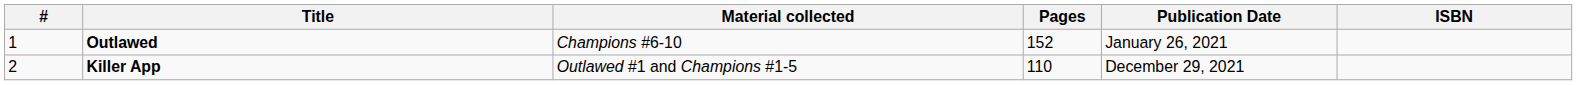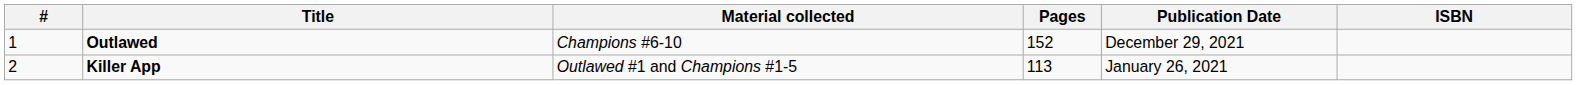(1166, 42) January 26, 2021 -> (1175, 42) December 29, 2021
(1039, 67) 110 -> (1039, 67) 113
(1175, 67) December 29, 2021 -> (1166, 67) January 26, 2021
